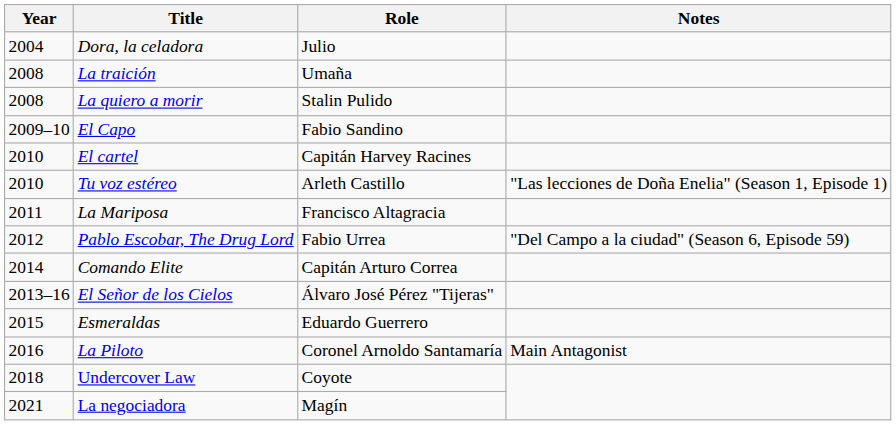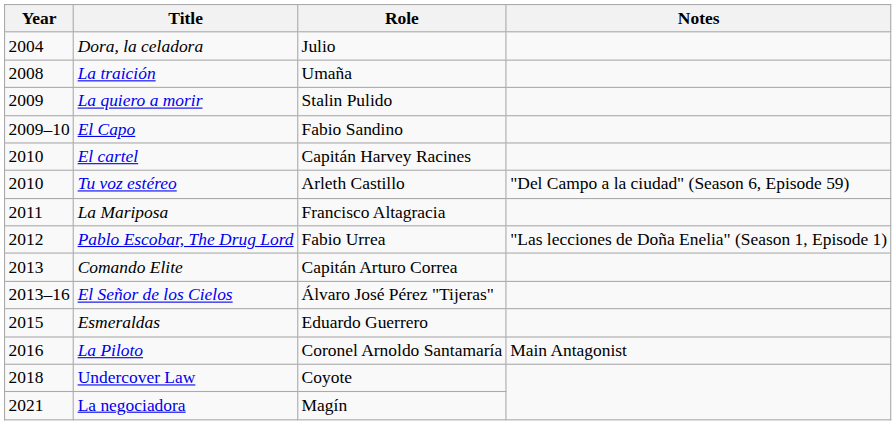(26, 101) 2008 -> (26, 101) 2009
(699, 184) "Las lecciones de Doña Enelia" (Season 1, Episode 1) -> (680, 184) "Del Campo a la ciudad" (Season 6, Episode 59)
(680, 239) "Del Campo a la ciudad" (Season 6, Episode 59) -> (699, 239) "Las lecciones de Doña Enelia" (Season 1, Episode 1)
(26, 267) 2014 -> (26, 267) 2013
